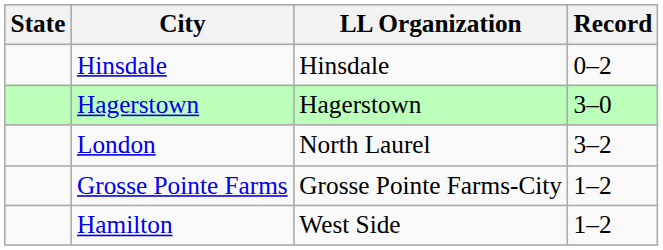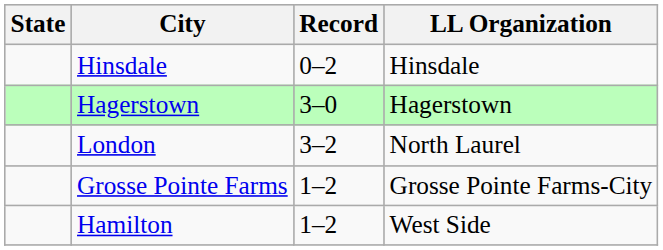columns swapped: (431, 24) <-> (613, 24)
